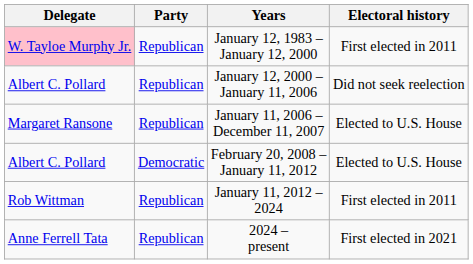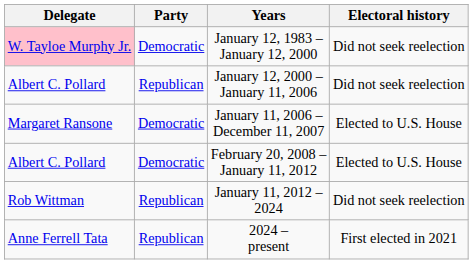(171, 46) Republican -> (171, 46) Democratic
(399, 46) First elected in 2011 -> (399, 46) Did not seek reelection
(171, 123) Republican -> (171, 123) Democratic
(399, 200) First elected in 2011 -> (399, 200) Did not seek reelection
